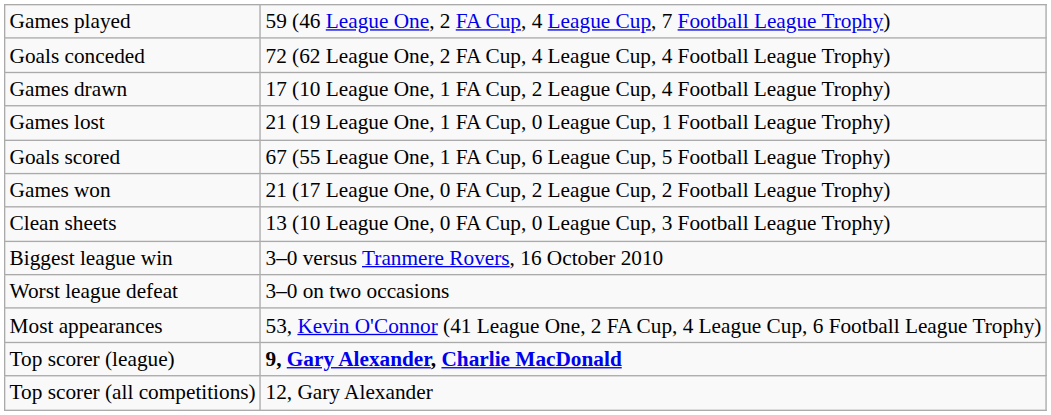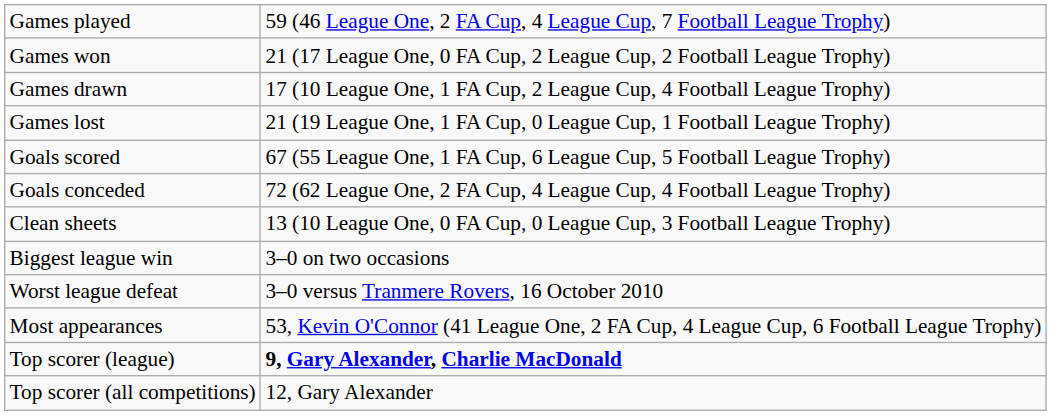rows swapped: (60, 190) <-> (77, 55)
(464, 257) 3–0 versus Tranmere Rovers, 16 October 2010 -> (357, 257) 3–0 on two occasions
(357, 291) 3–0 on two occasions -> (464, 291) 3–0 versus Tranmere Rovers, 16 October 2010
